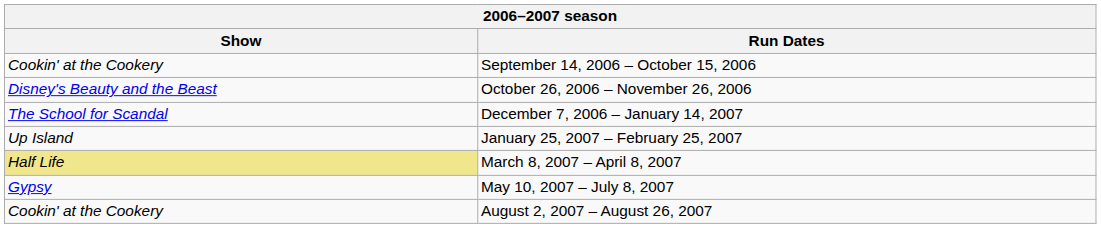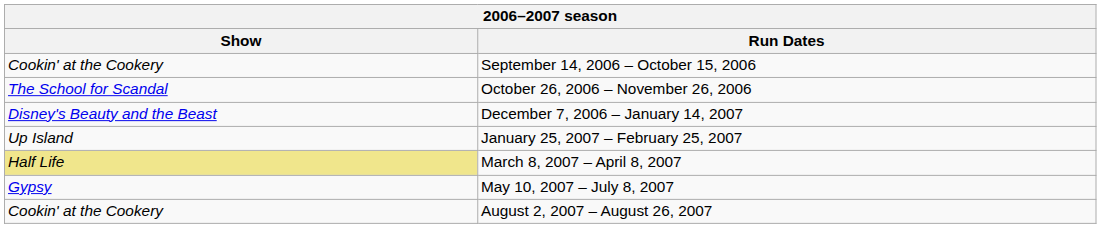(112, 89) Disney's Beauty and the Beast -> (88, 89) The School for Scandal
(88, 114) The School for Scandal -> (112, 114) Disney's Beauty and the Beast
